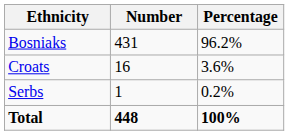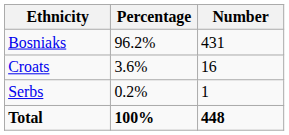columns swapped: (154, 17) <-> (241, 17)
